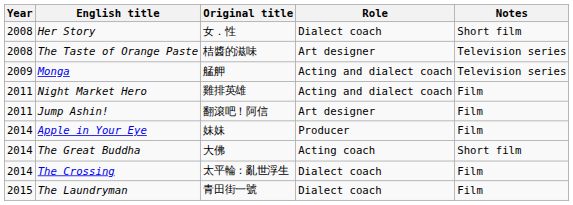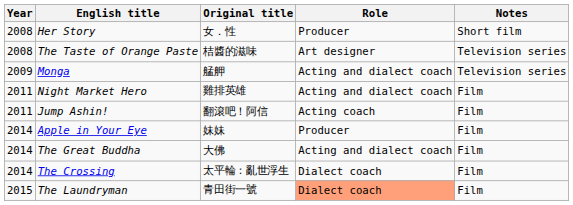(340, 32) Dialect coach -> (324, 32) Producer
(337, 111) Art designer -> (337, 111) Acting coach
(337, 151) Acting coach -> (375, 151) Acting and dialect coach
(489, 151) Short film -> (470, 151) Film
(340, 190) no background -> (340, 190) lightsalmon background
